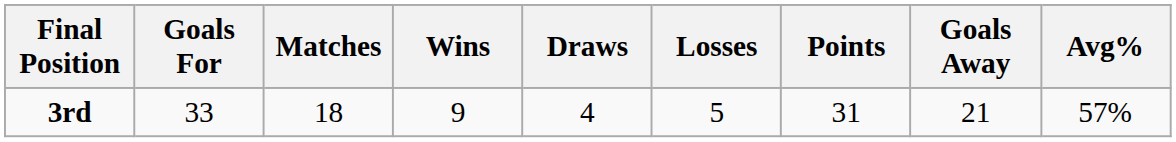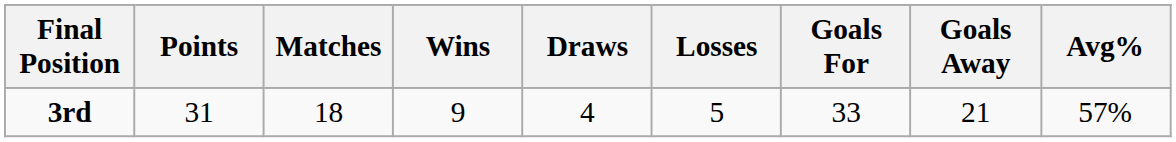columns swapped: (846, 46) <-> (199, 46)
